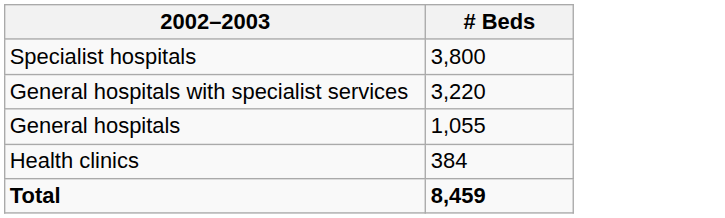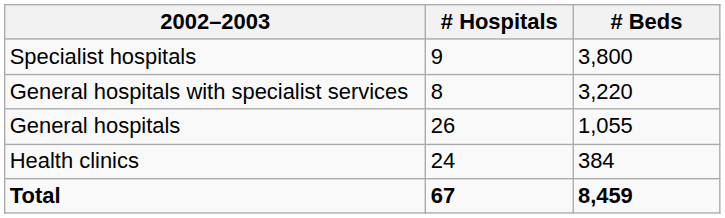+ column: (499, 21)
